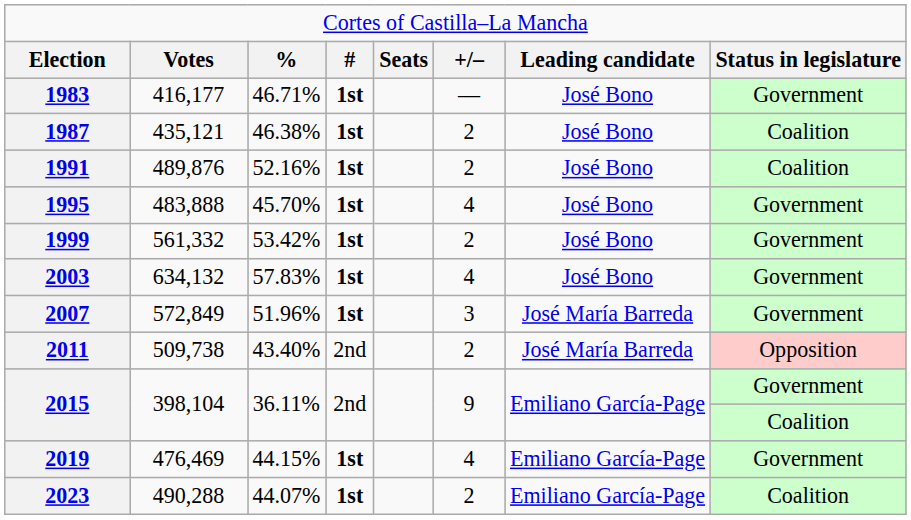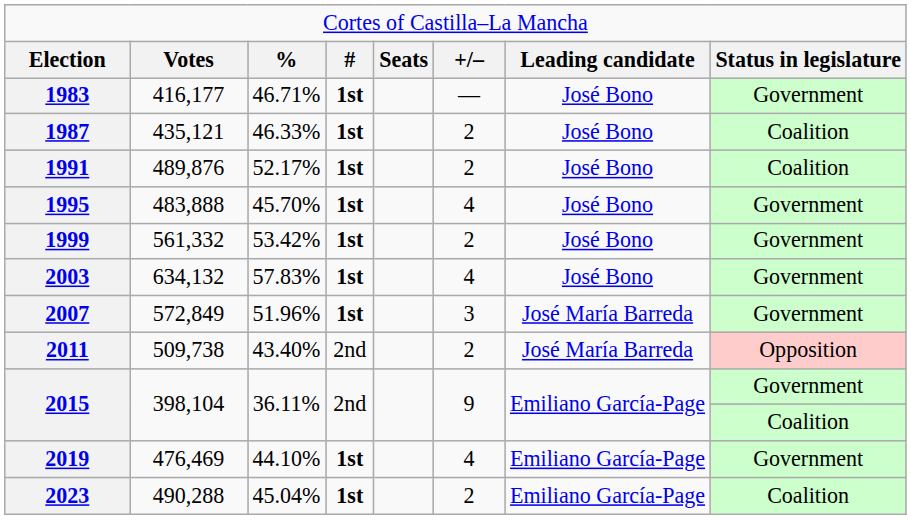(286, 132) 46.38% -> (286, 132) 46.33%
(286, 168) 52.16% -> (286, 168) 52.17%
(286, 459) 44.15% -> (286, 459) 44.10%
(286, 495) 44.07% -> (286, 495) 45.04%
